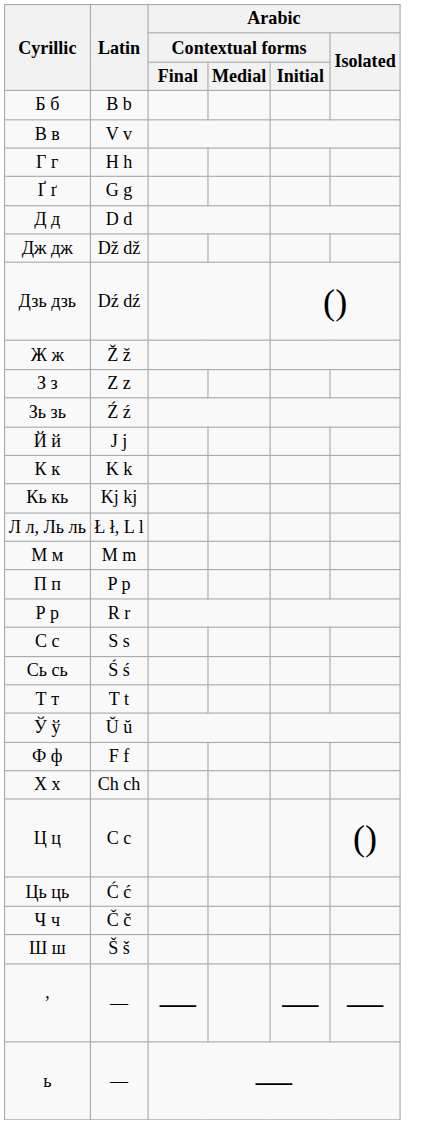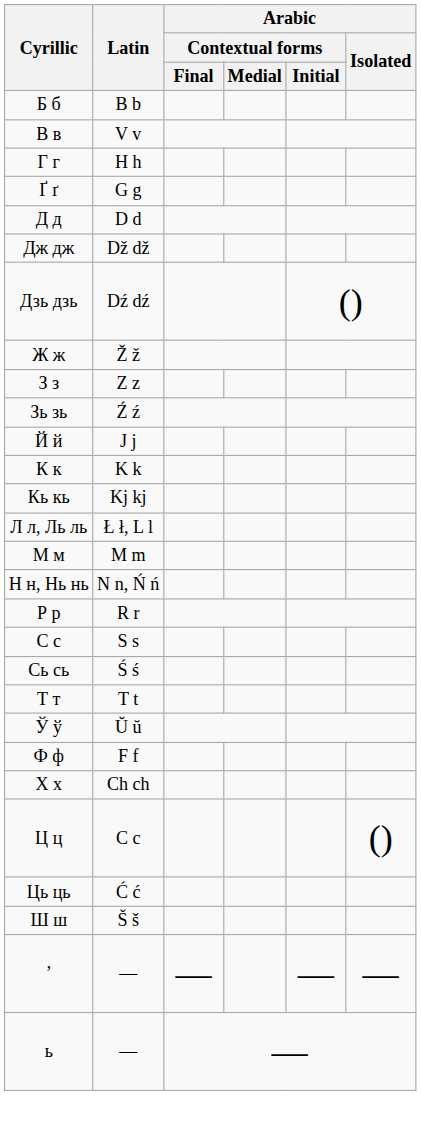+ row: (49, 584)
- row: (47, 584)
- row: (47, 920)
